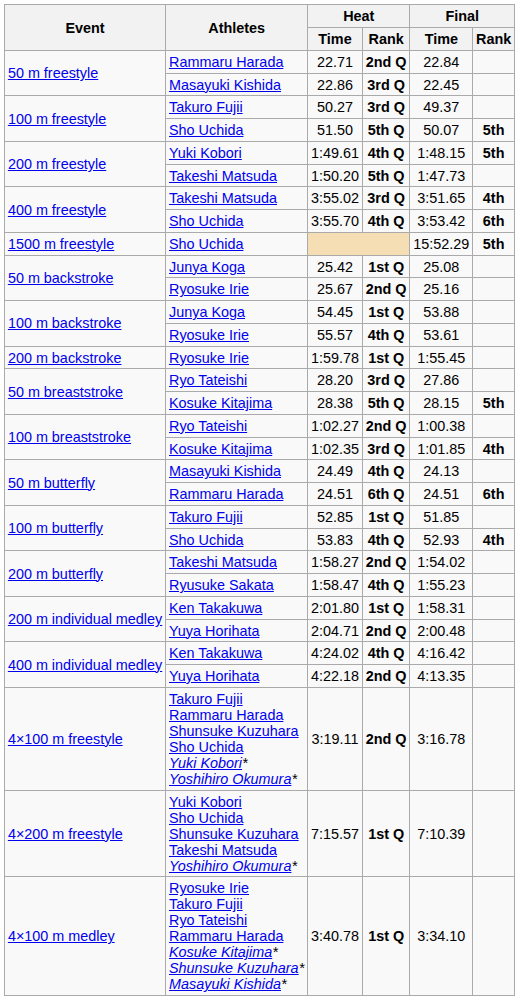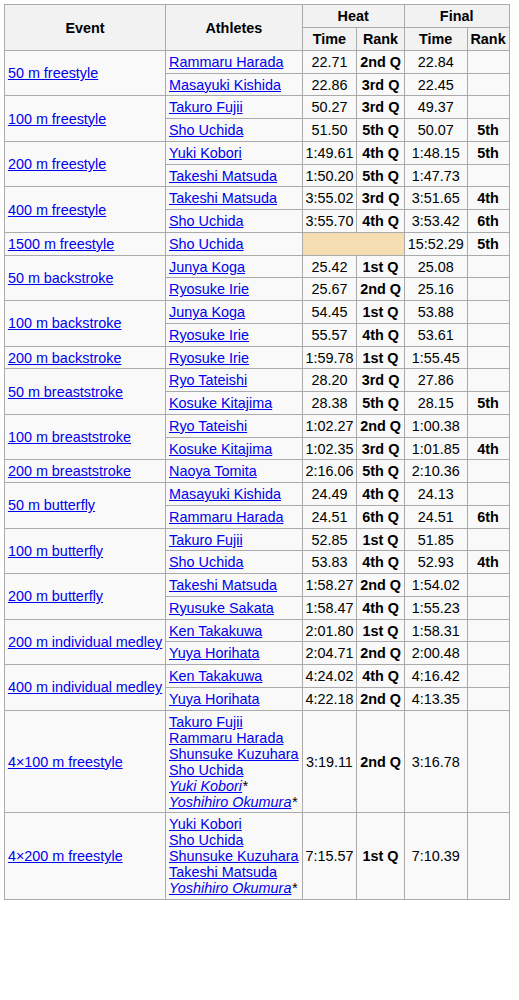+ row: (329, 471)
- row: (335, 936)
